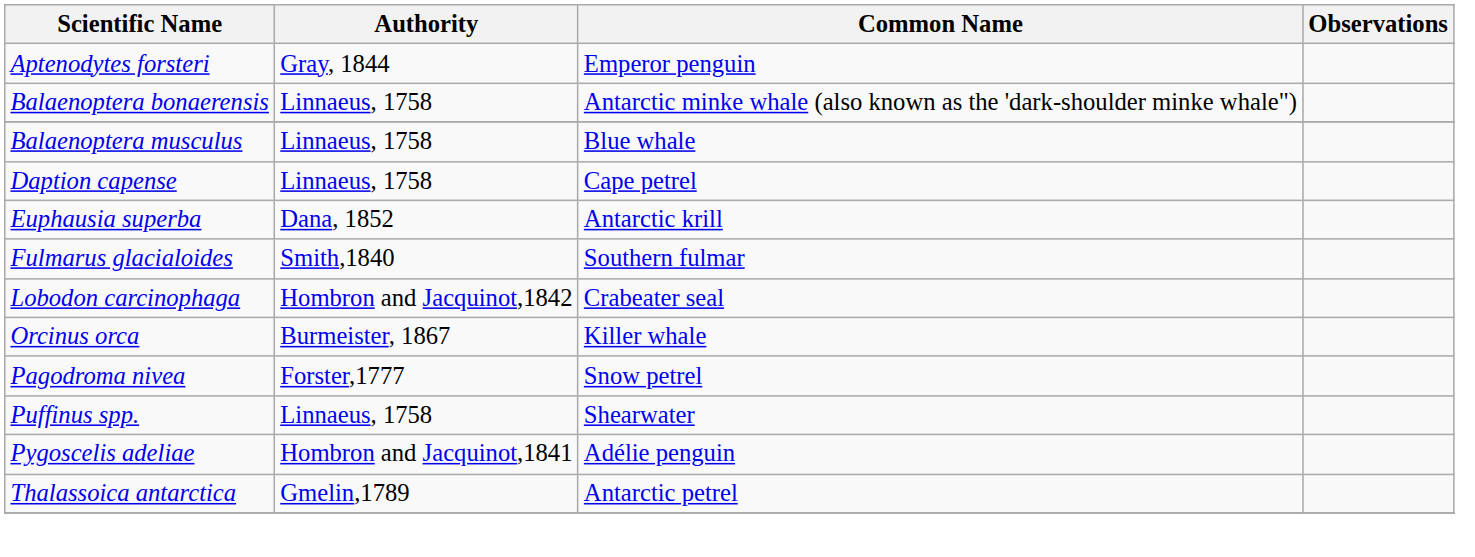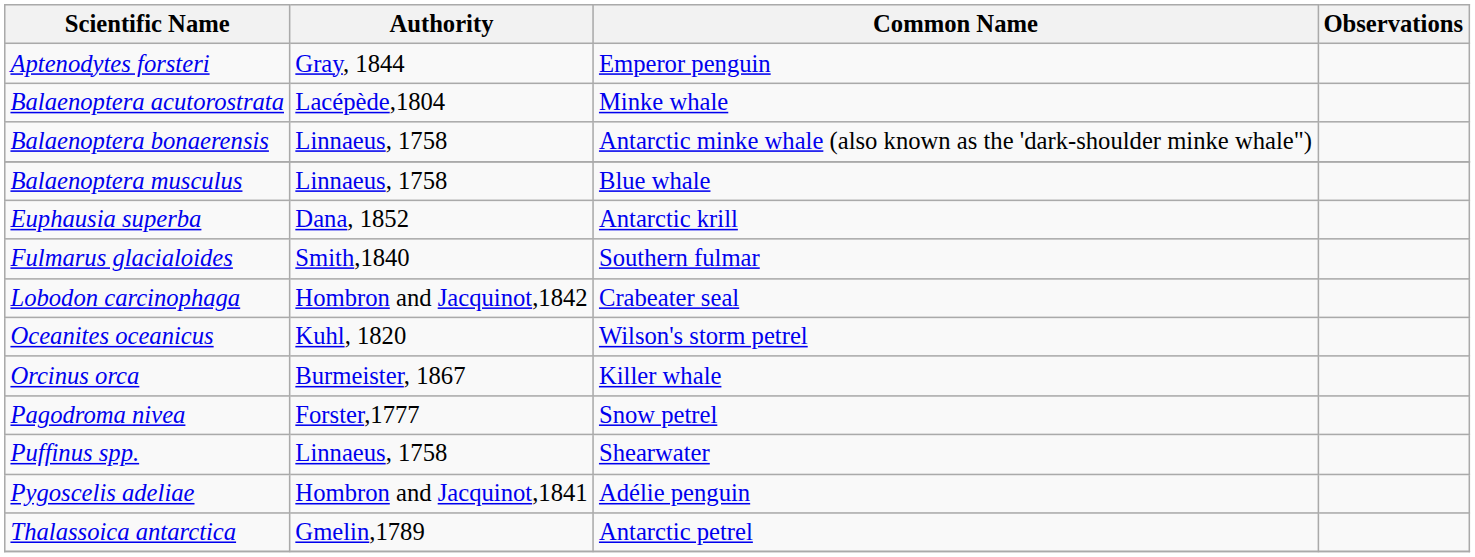+ row: (147, 102)
- row: (94, 180)
+ row: (112, 336)
